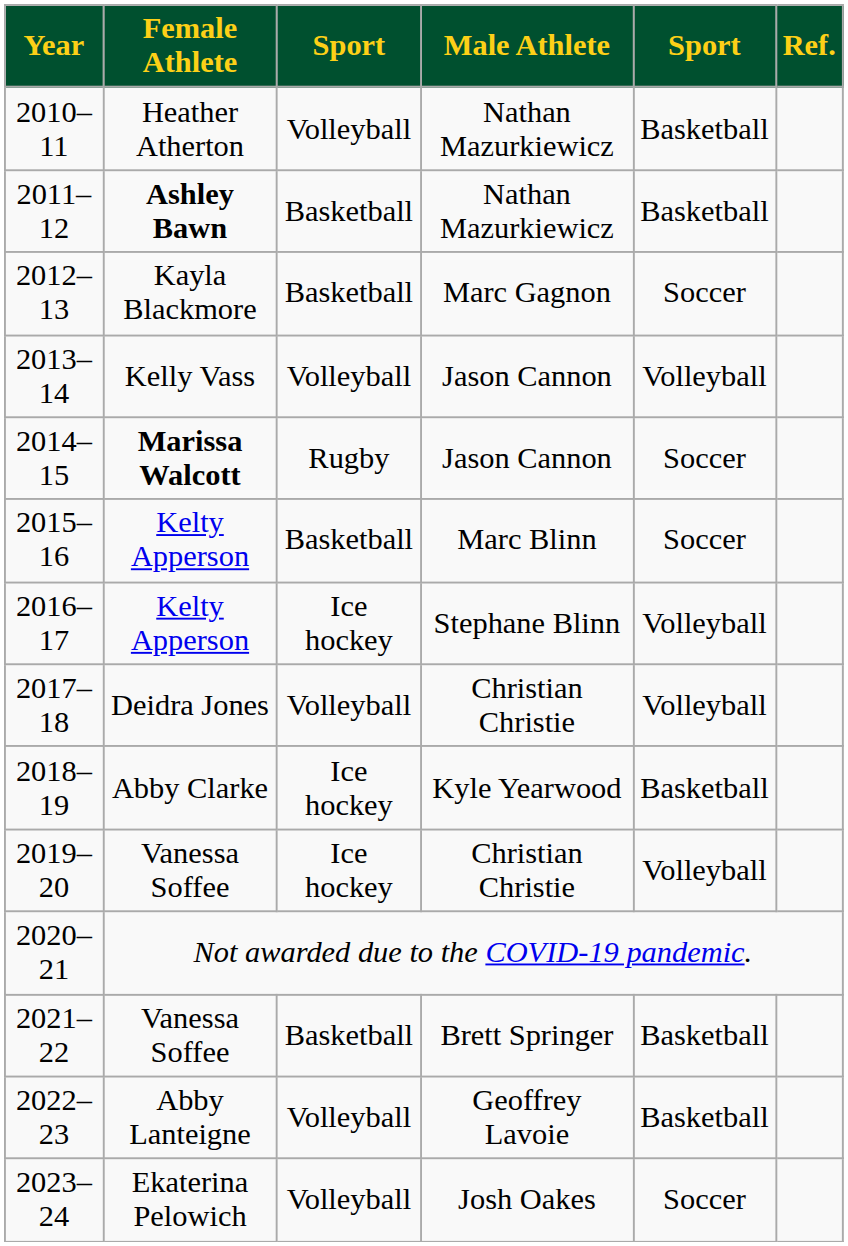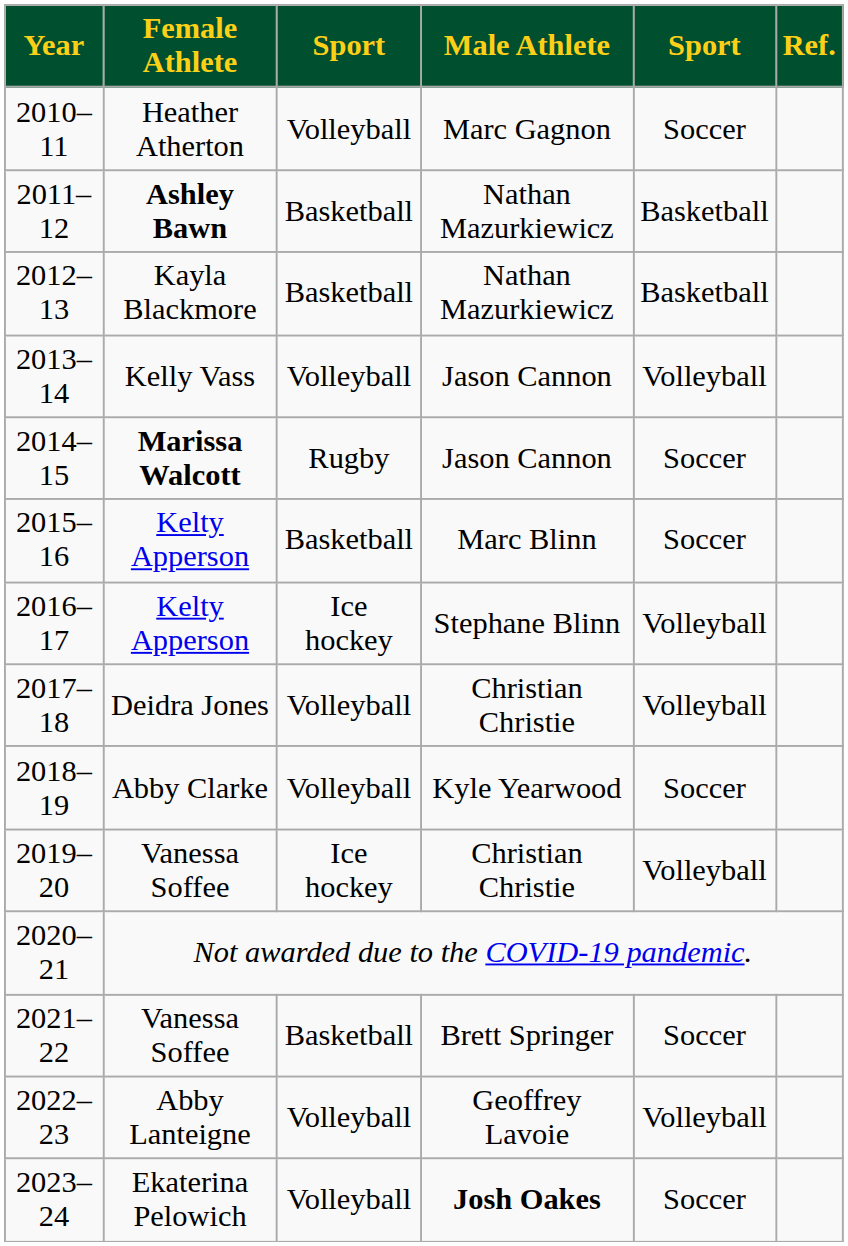(527, 128) Nathan Mazurkiewicz -> (527, 128) Marc Gagnon
(704, 128) Basketball -> (704, 128) Soccer
(527, 292) Marc Gagnon -> (527, 292) Nathan Mazurkiewicz
(704, 292) Soccer -> (704, 292) Basketball
(349, 787) Ice hockey -> (349, 787) Volleyball
(704, 787) Basketball -> (704, 787) Soccer
(704, 1034) Basketball -> (704, 1034) Soccer
(704, 1117) Basketball -> (704, 1117) Volleyball
(527, 1199) normal -> (527, 1199) bold
